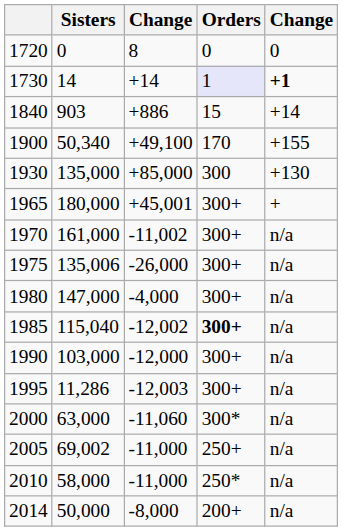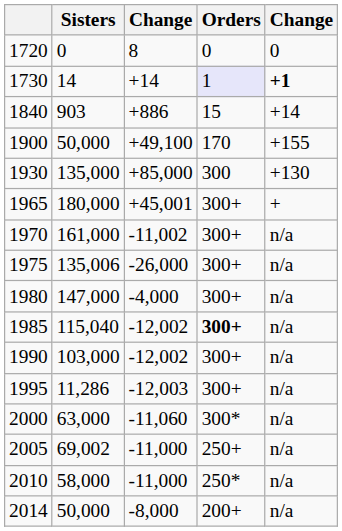(83, 142) 50,340 -> (83, 142) 50,000
(158, 357) -12,000 -> (158, 357) -12,002
